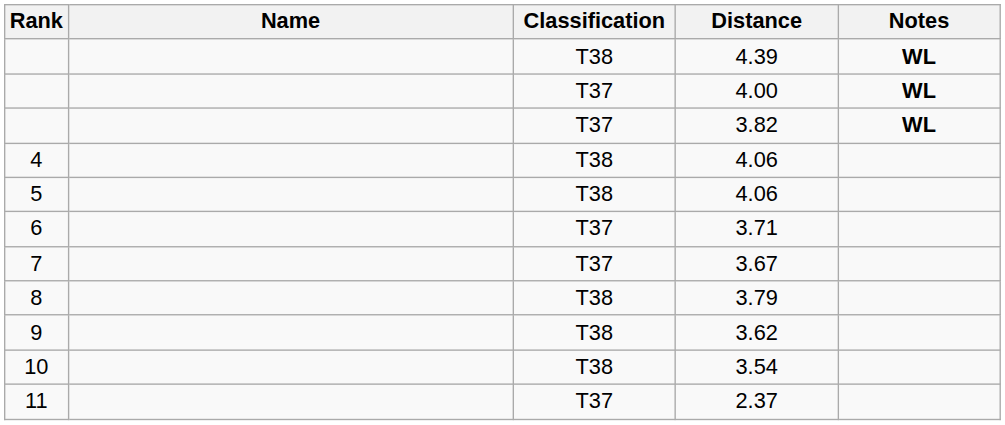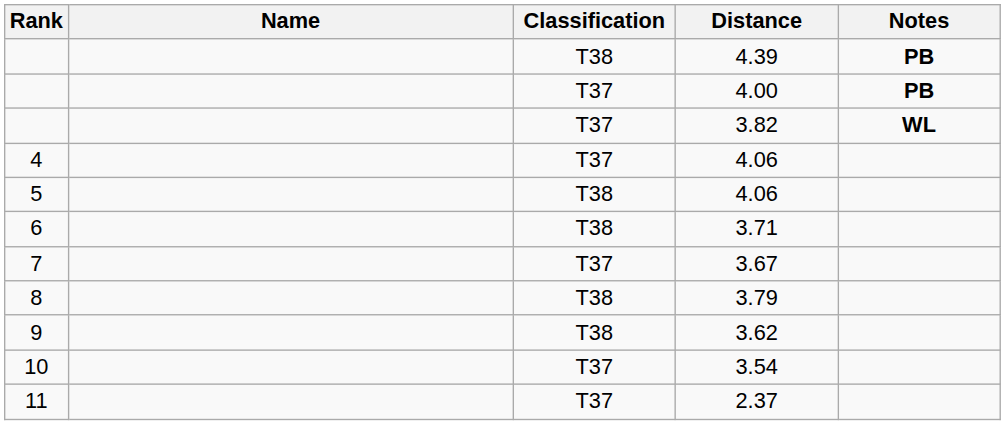(919, 56) WL -> (919, 56) PB
(919, 90) WL -> (919, 90) PB
(594, 159) T38 -> (594, 159) T37
(594, 228) T37 -> (594, 228) T38
(594, 366) T38 -> (594, 366) T37
